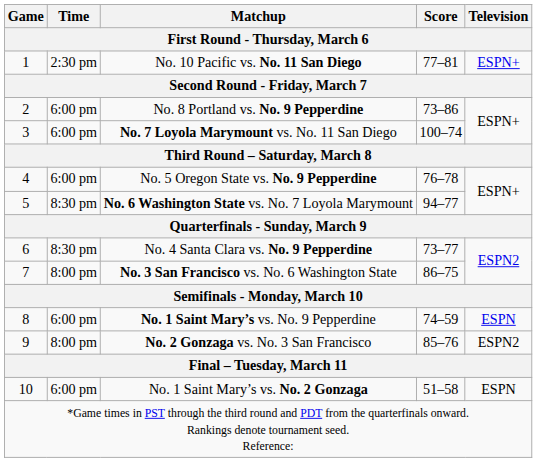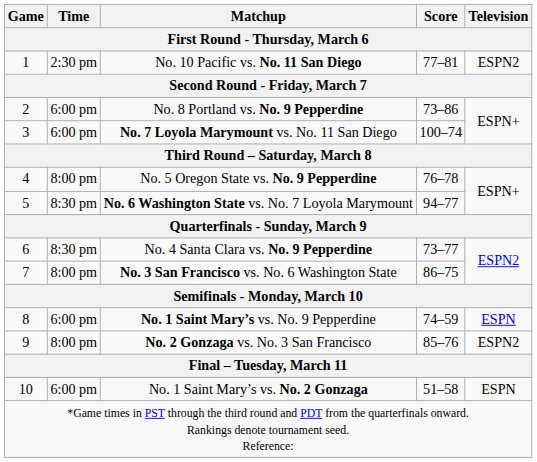(498, 62) ESPN+ -> (498, 62) ESPN2
(74, 179) 6:00 pm -> (74, 179) 8:00 pm
